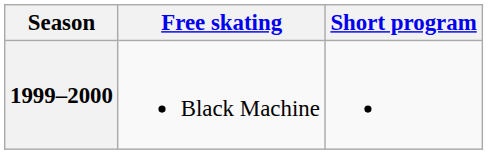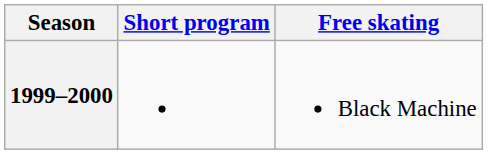columns swapped: (404, 22) <-> (222, 22)
